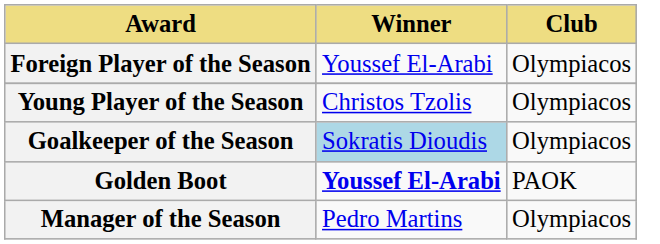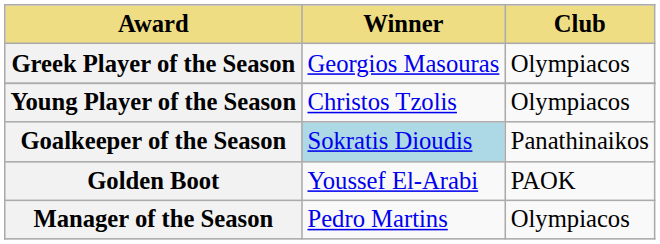+ row: (153, 63)
- row: (161, 63)
(572, 141) Olympiacos -> (580, 141) Panathinaikos
(411, 180) bold -> (393, 180) normal
